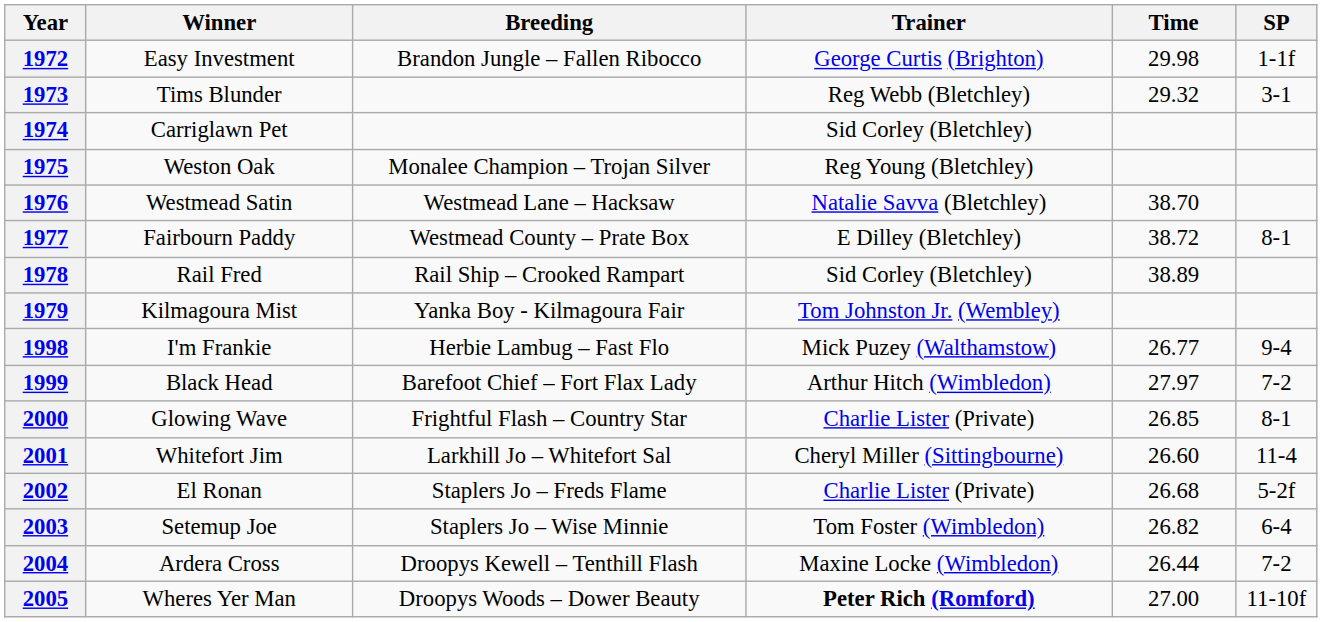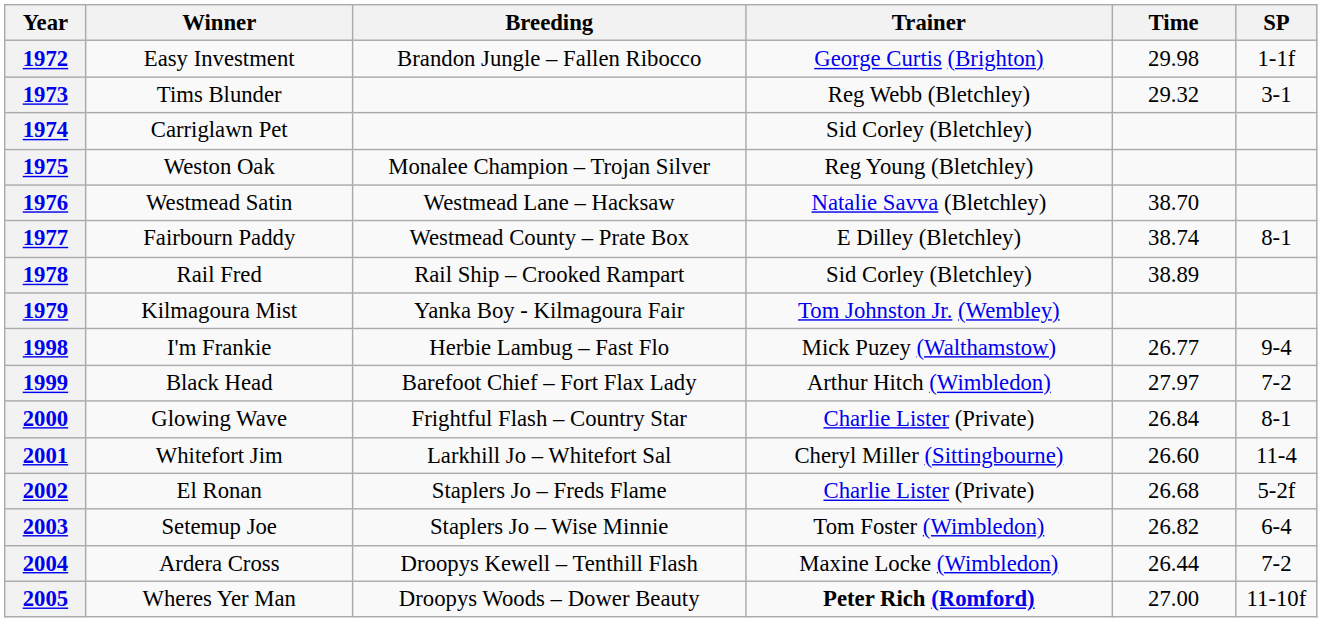(1174, 238) 38.72 -> (1174, 238) 38.74
(1174, 418) 26.85 -> (1174, 418) 26.84
